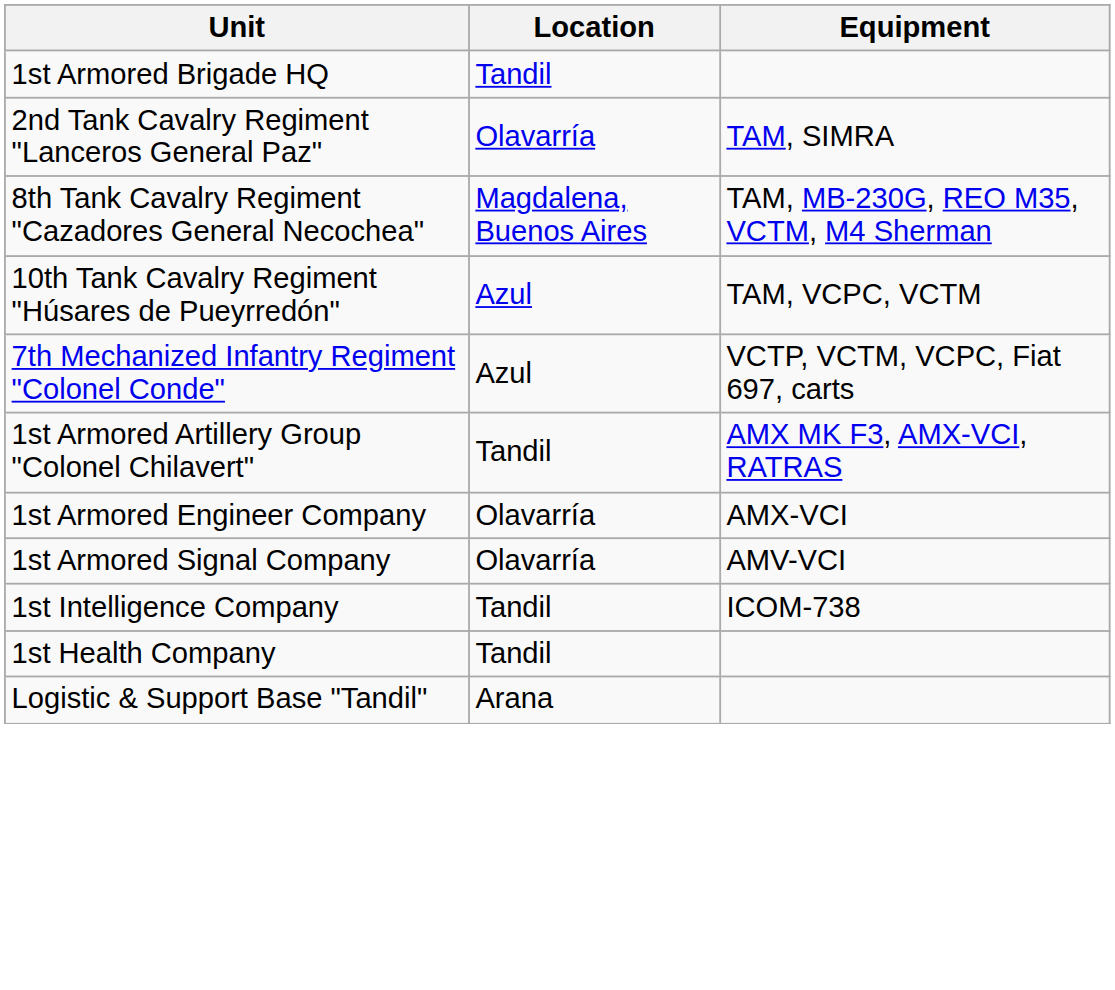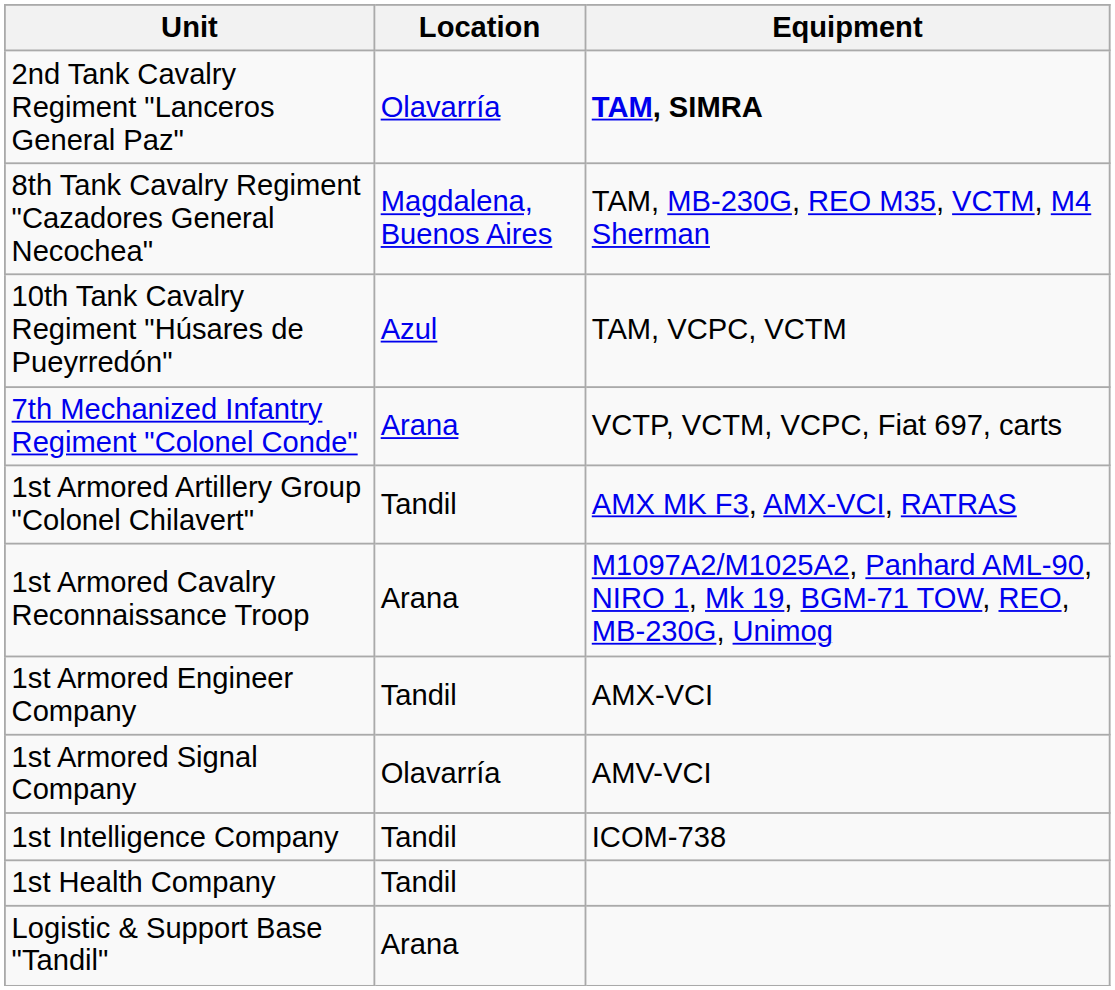- row: (170, 73)
(810, 136) normal -> (677, 106) bold
(504, 373) Azul -> (420, 425) Arana
+ row: (161, 599)
(535, 514) Olavarría -> (419, 694) Tandil
